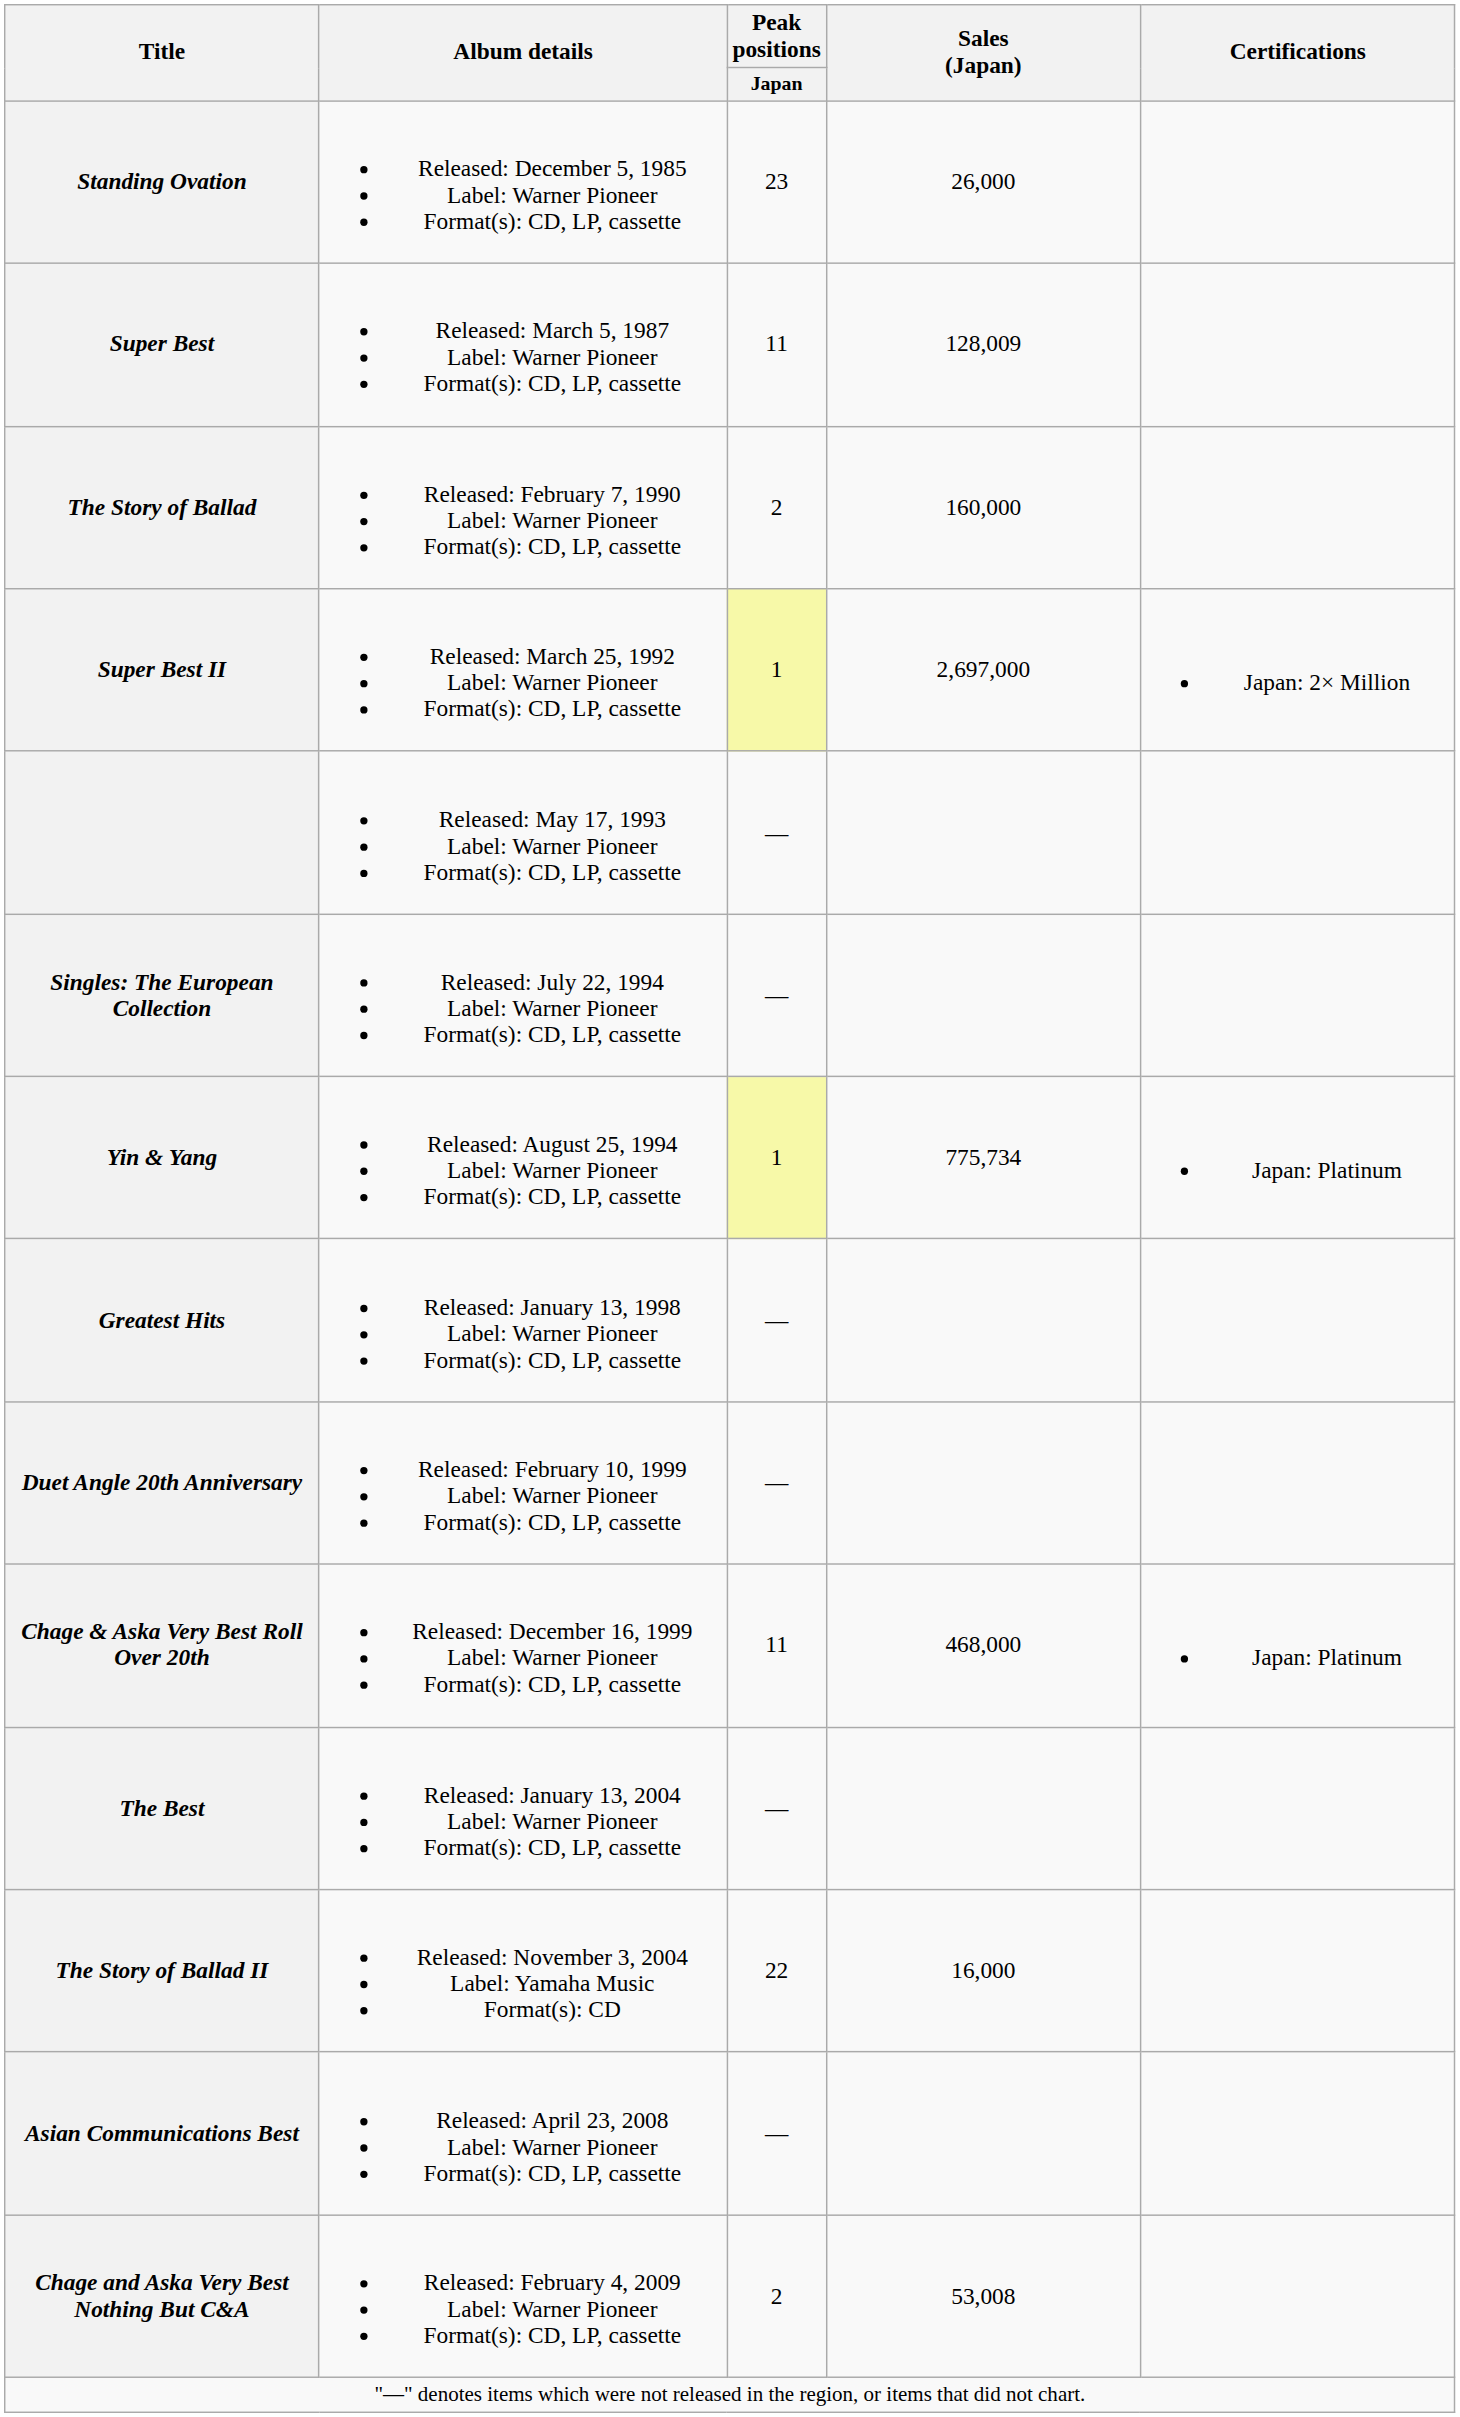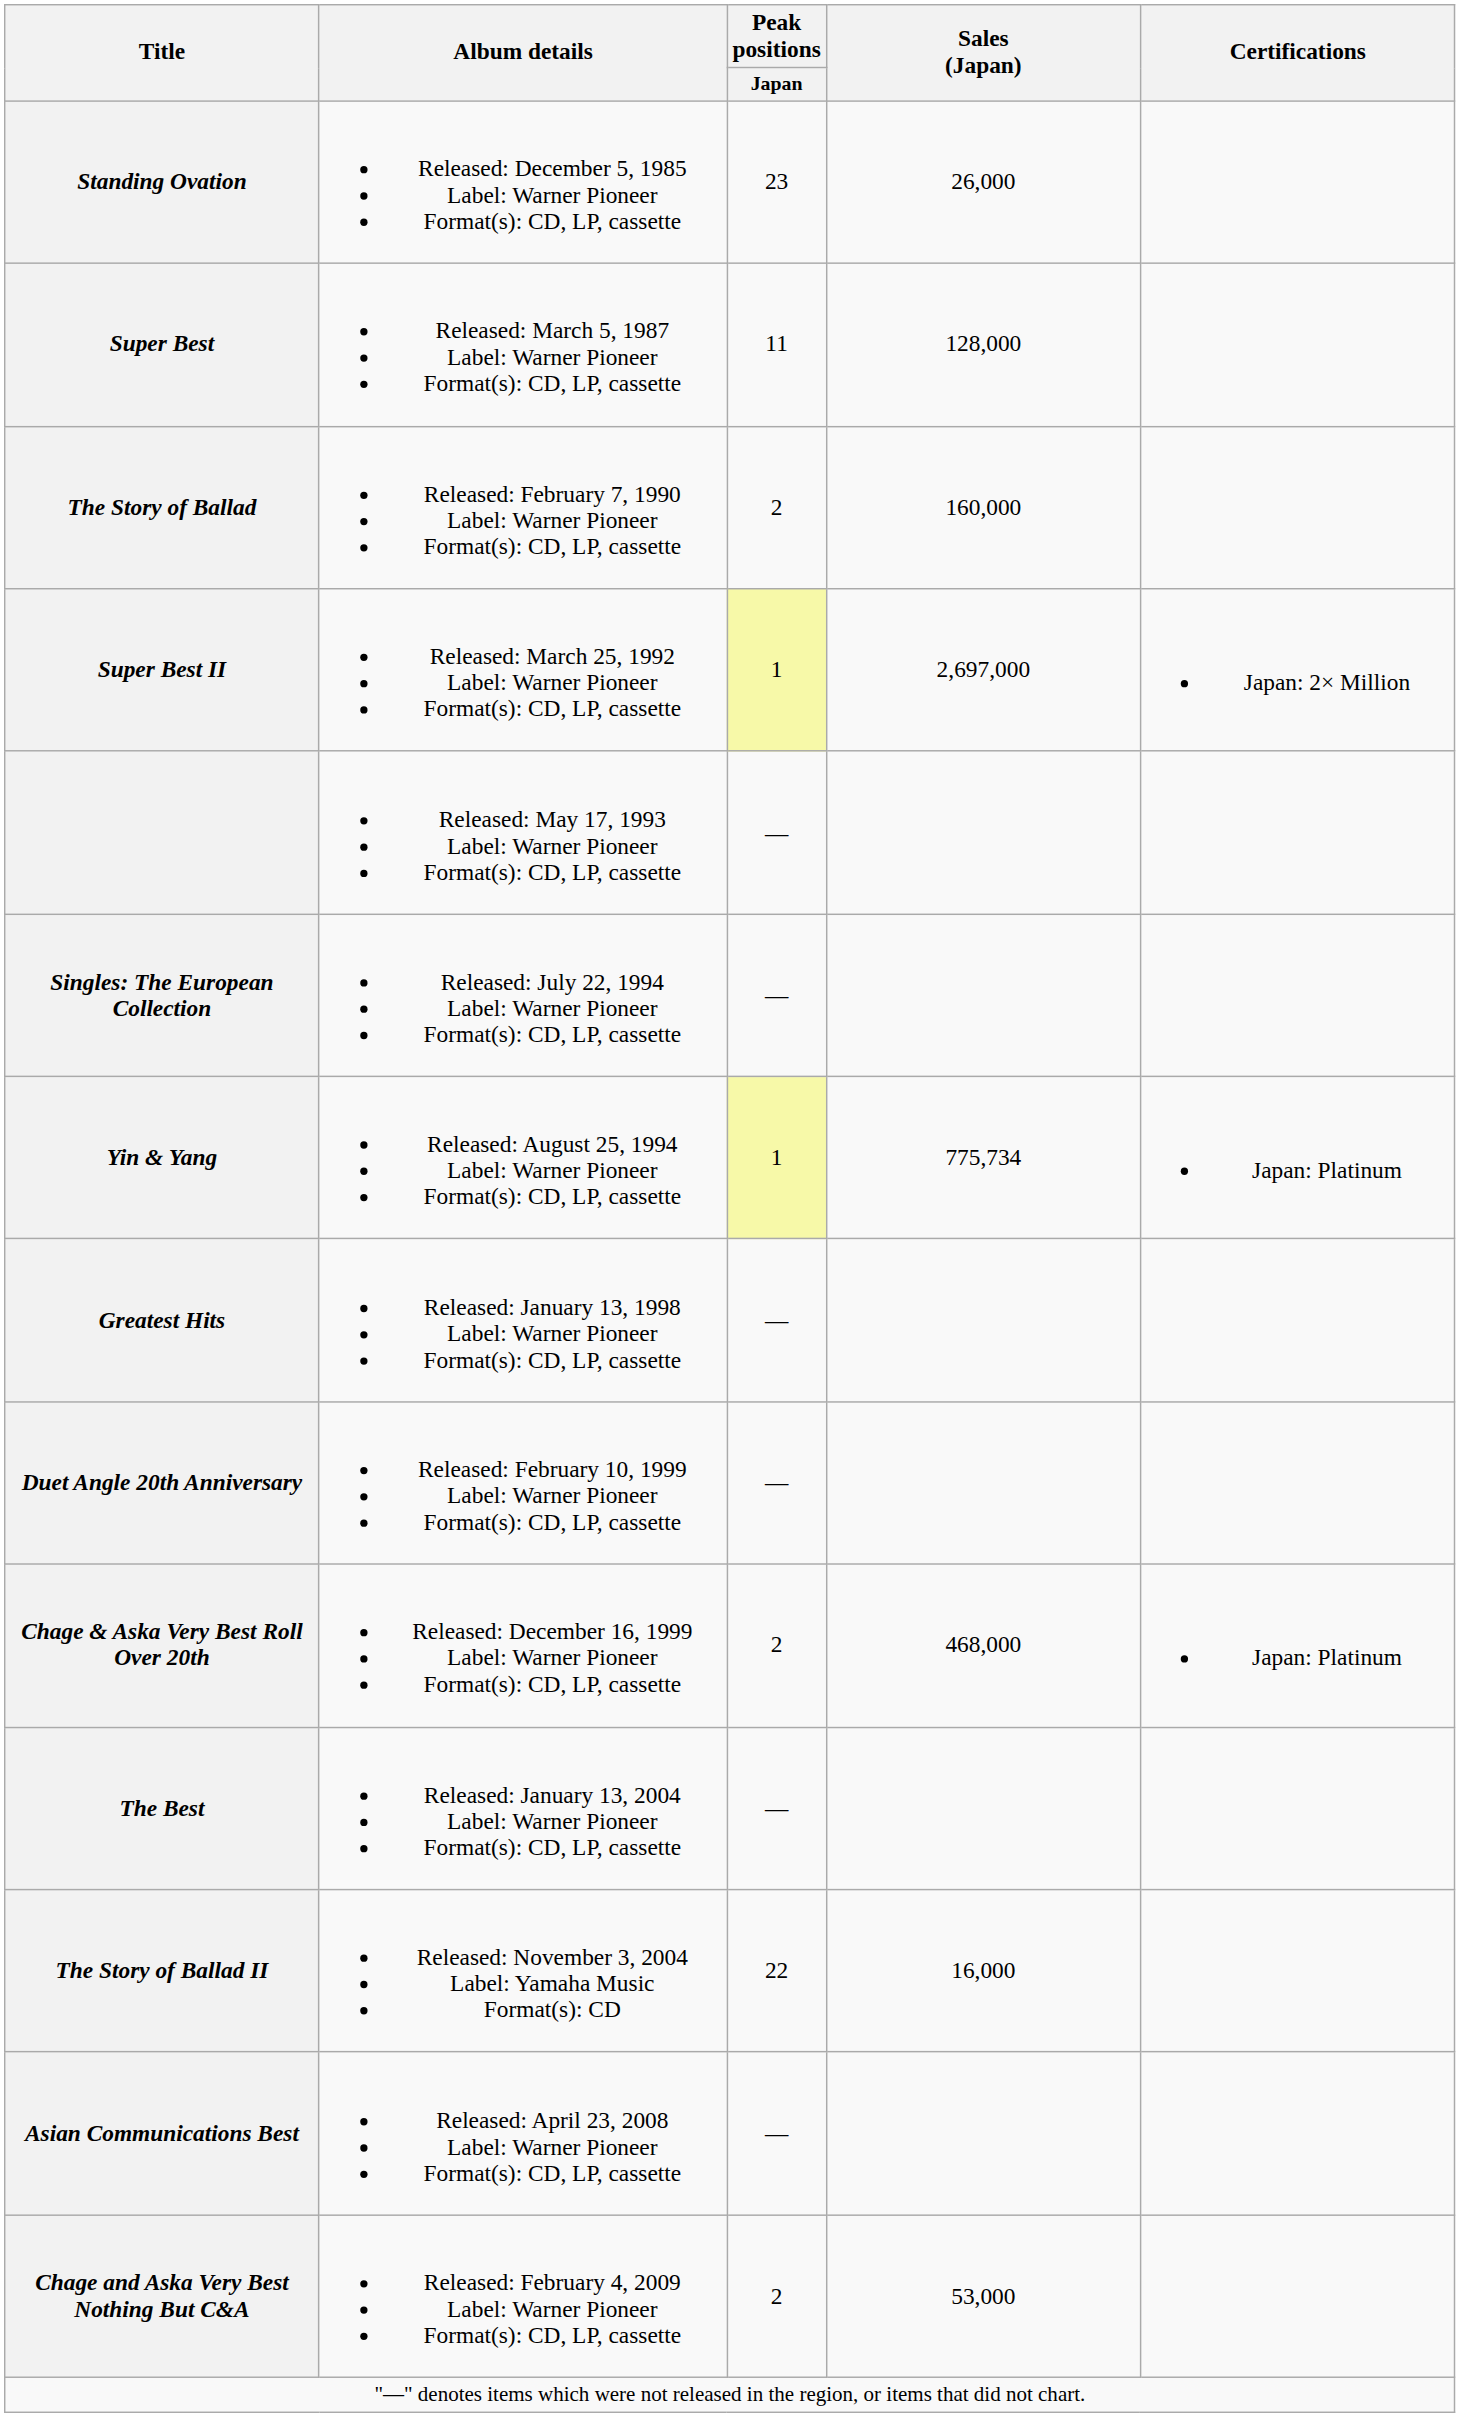(983, 344) 128,009 -> (983, 344) 128,000
(777, 1645) 11 -> (777, 1645) 2
(983, 2295) 53,008 -> (983, 2295) 53,000
